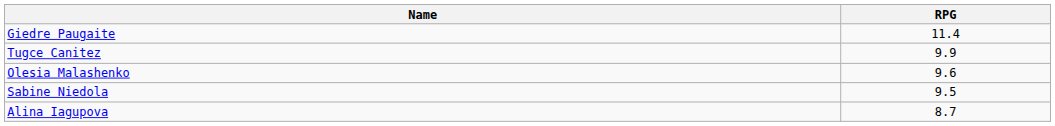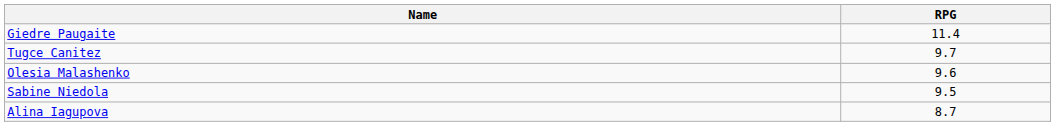(946, 53) 9.9 -> (946, 53) 9.7
